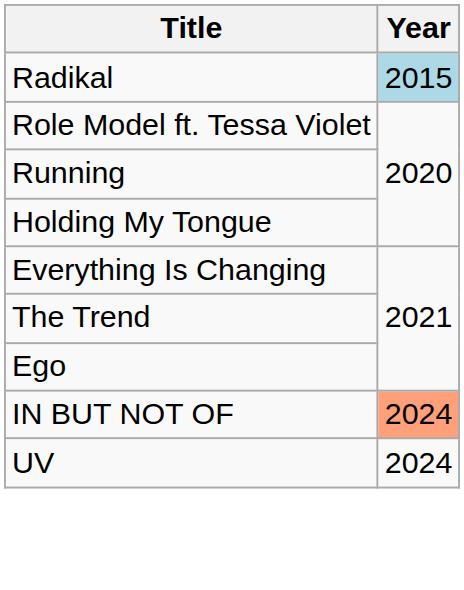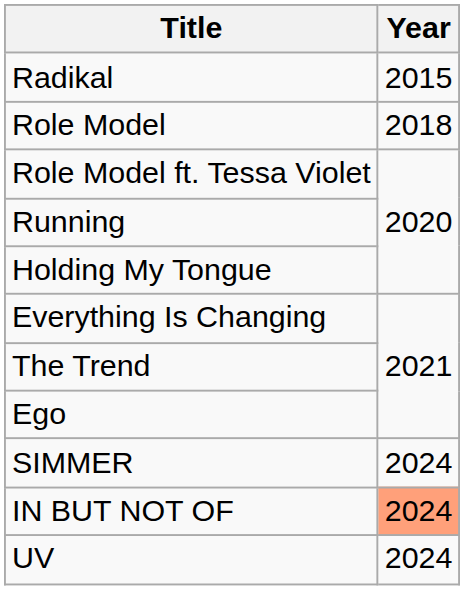(419, 76) lightblue background -> (419, 76) no background
+ row: (89, 125)
+ row: (73, 462)
